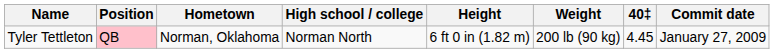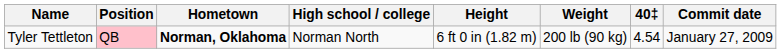(220, 37) normal -> (223, 37) bold
(640, 37) 4.45 -> (647, 37) 4.54
